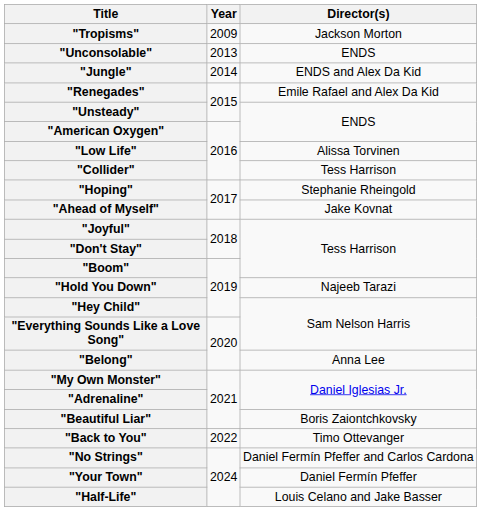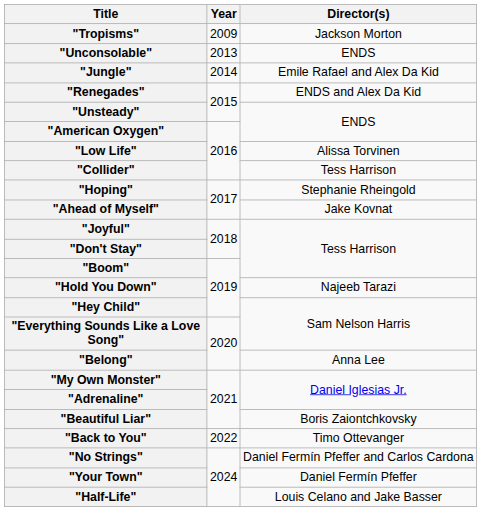(358, 72) ENDS and Alex Da Kid -> (358, 72) Emile Rafael and Alex Da Kid
(358, 92) Emile Rafael and Alex Da Kid -> (358, 92) ENDS and Alex Da Kid
